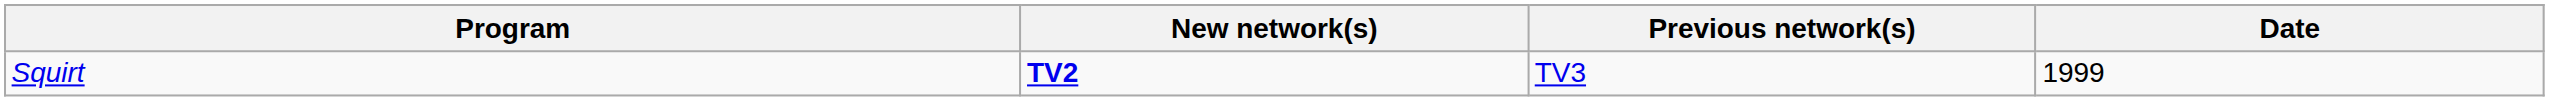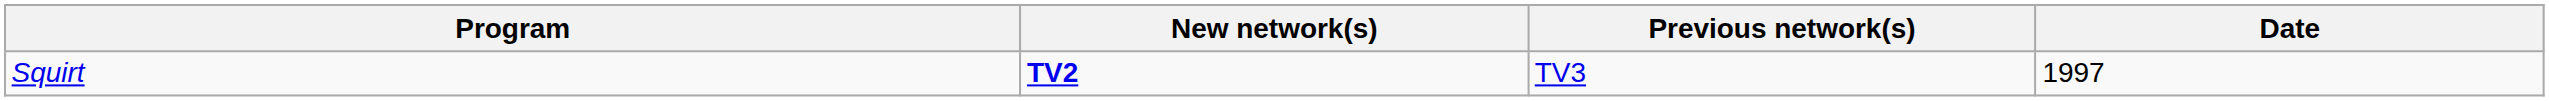(2074, 73) 1999 -> (2074, 73) 1997
